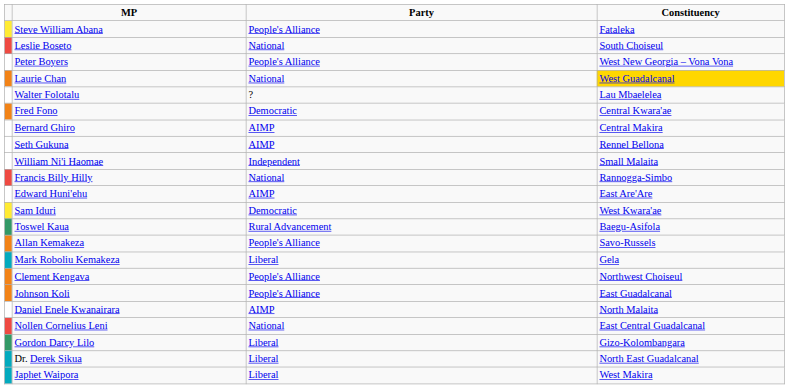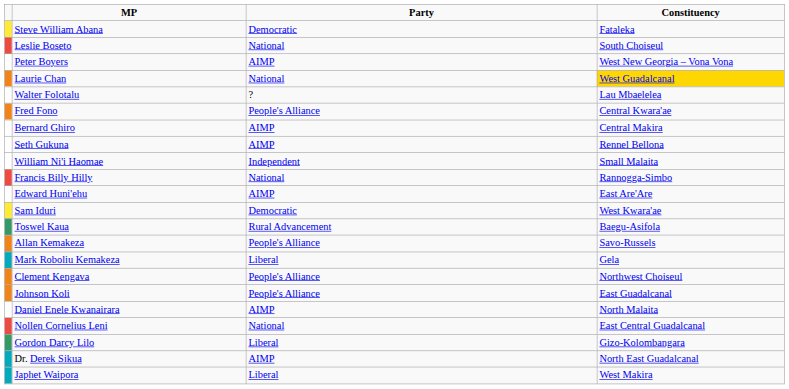(284, 29) People's Alliance -> (273, 29) Democratic
(284, 62) People's Alliance -> (261, 62) AIMP
(273, 111) Democratic -> (284, 111) People's Alliance
(263, 359) Liberal -> (261, 359) AIMP
